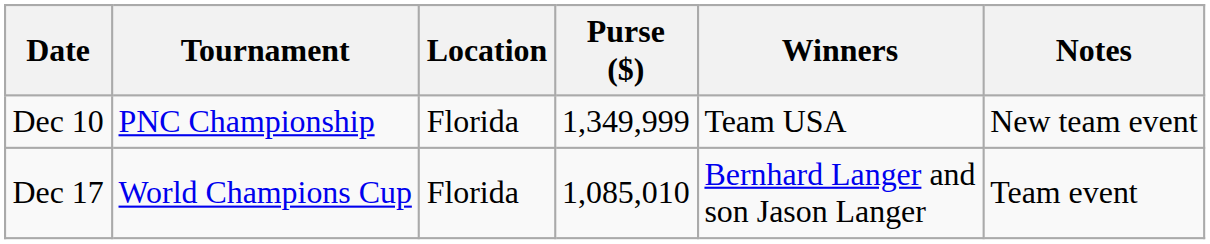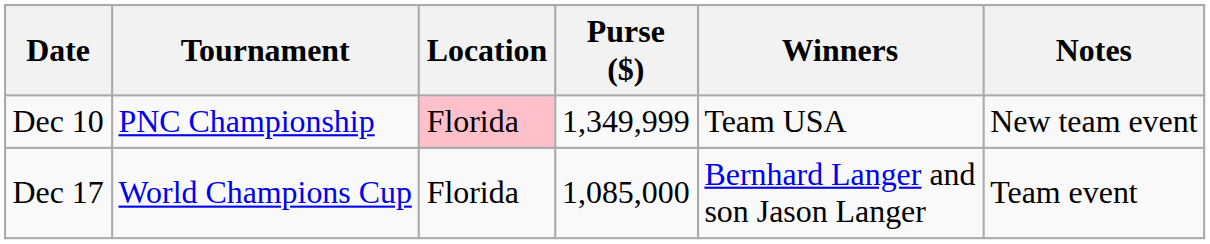(473, 121) no background -> (473, 121) pink background
(626, 192) 1,085,010 -> (626, 192) 1,085,000
